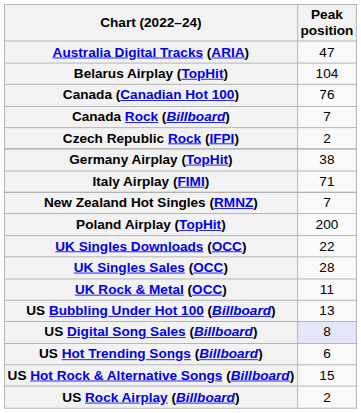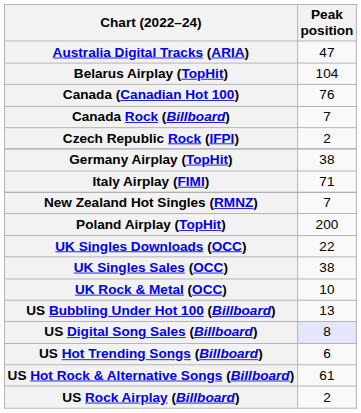(327, 267) 28 -> (327, 267) 38
(327, 289) 11 -> (327, 289) 10
(327, 375) 15 -> (327, 375) 61
